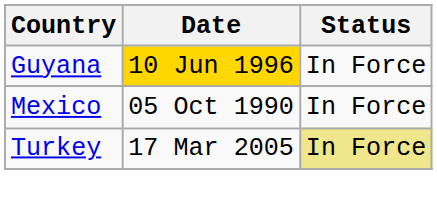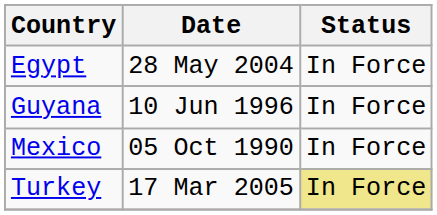+ row: (49, 66)
(211, 66) gold background -> (211, 107) no background
